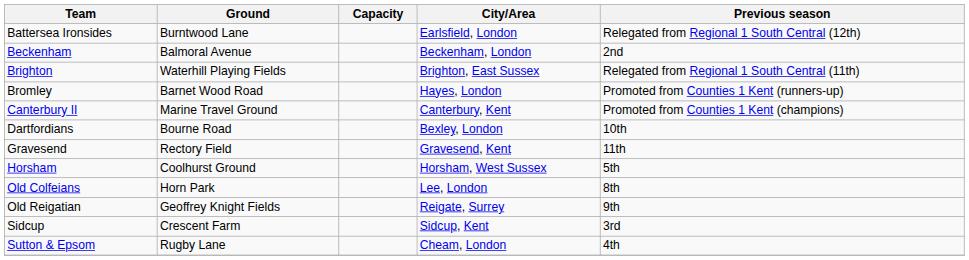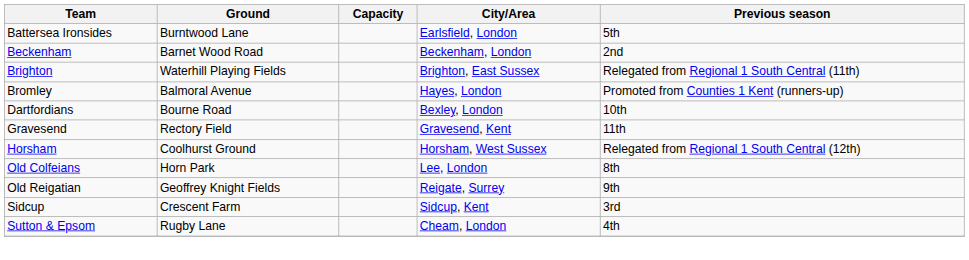(732, 33) Relegated from Regional 1 South Central (12th) -> (611, 33) 5th
(206, 52) Balmoral Avenue -> (211, 52) Barnet Wood Road
(211, 91) Barnet Wood Road -> (206, 91) Balmoral Avenue
- row: (42, 110)
(611, 168) 5th -> (732, 149) Relegated from Regional 1 South Central (12th)
